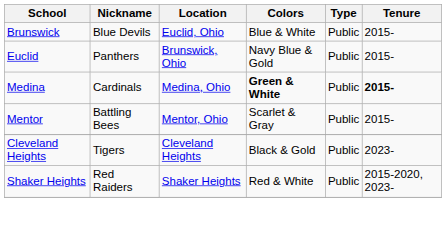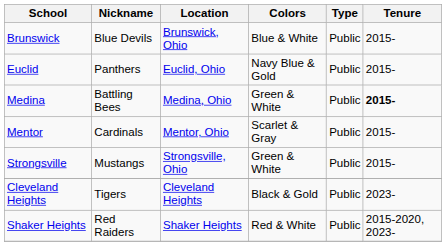(193, 31) Euclid, Ohio -> (191, 38) Brunswick, Ohio
(190, 56) Brunswick, Ohio -> (194, 69) Euclid, Ohio
(117, 87) Cardinals -> (114, 100) Battling Bees
(271, 87) bold -> (273, 100) normal
(112, 119) Battling Bees -> (119, 132) Cardinals
+ row: (37, 163)
